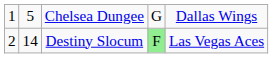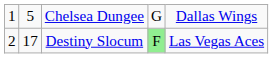(30, 40) 14 -> (30, 40) 17
